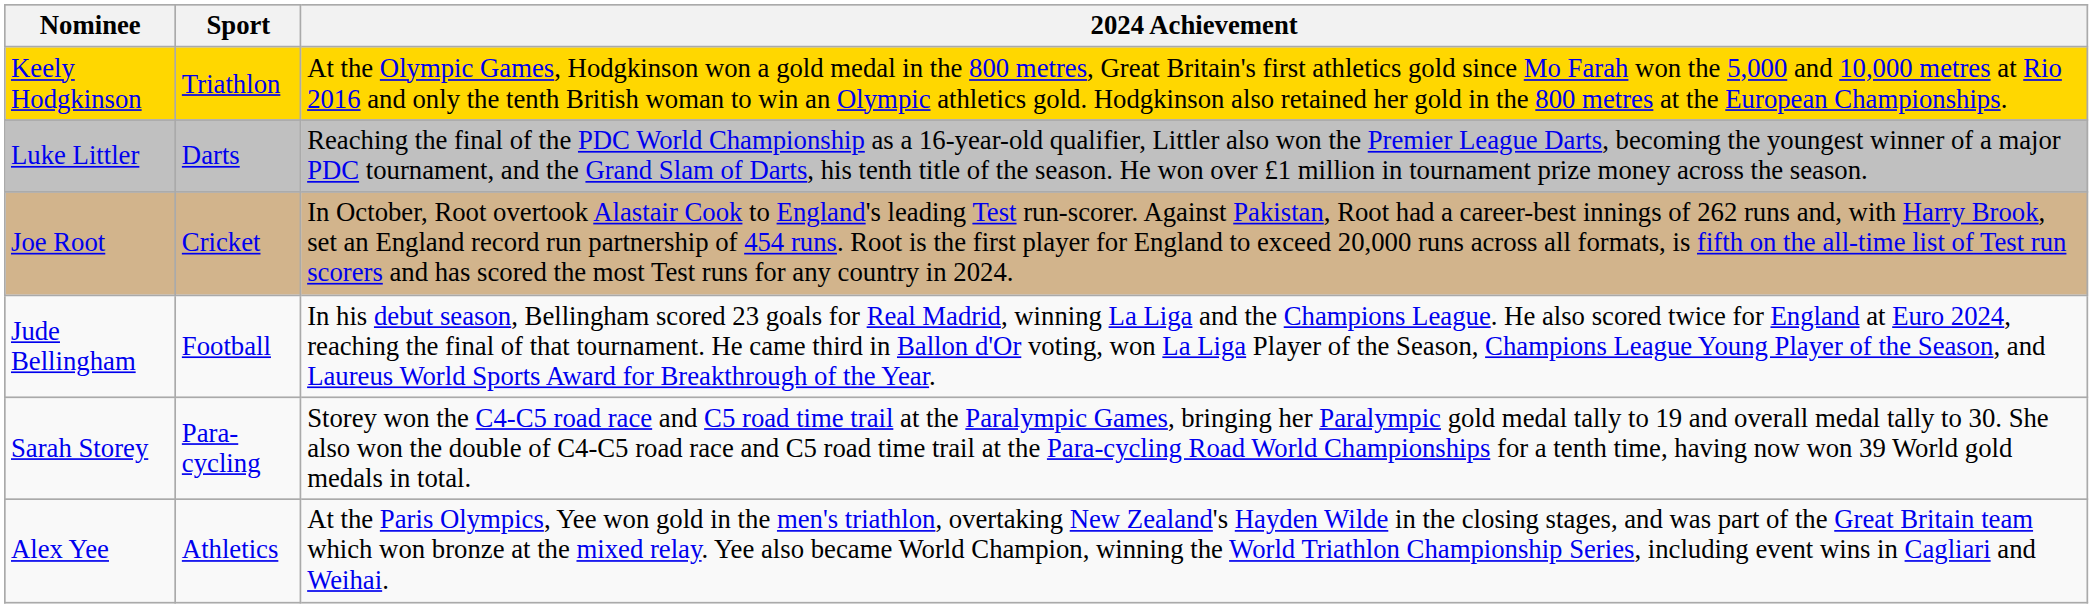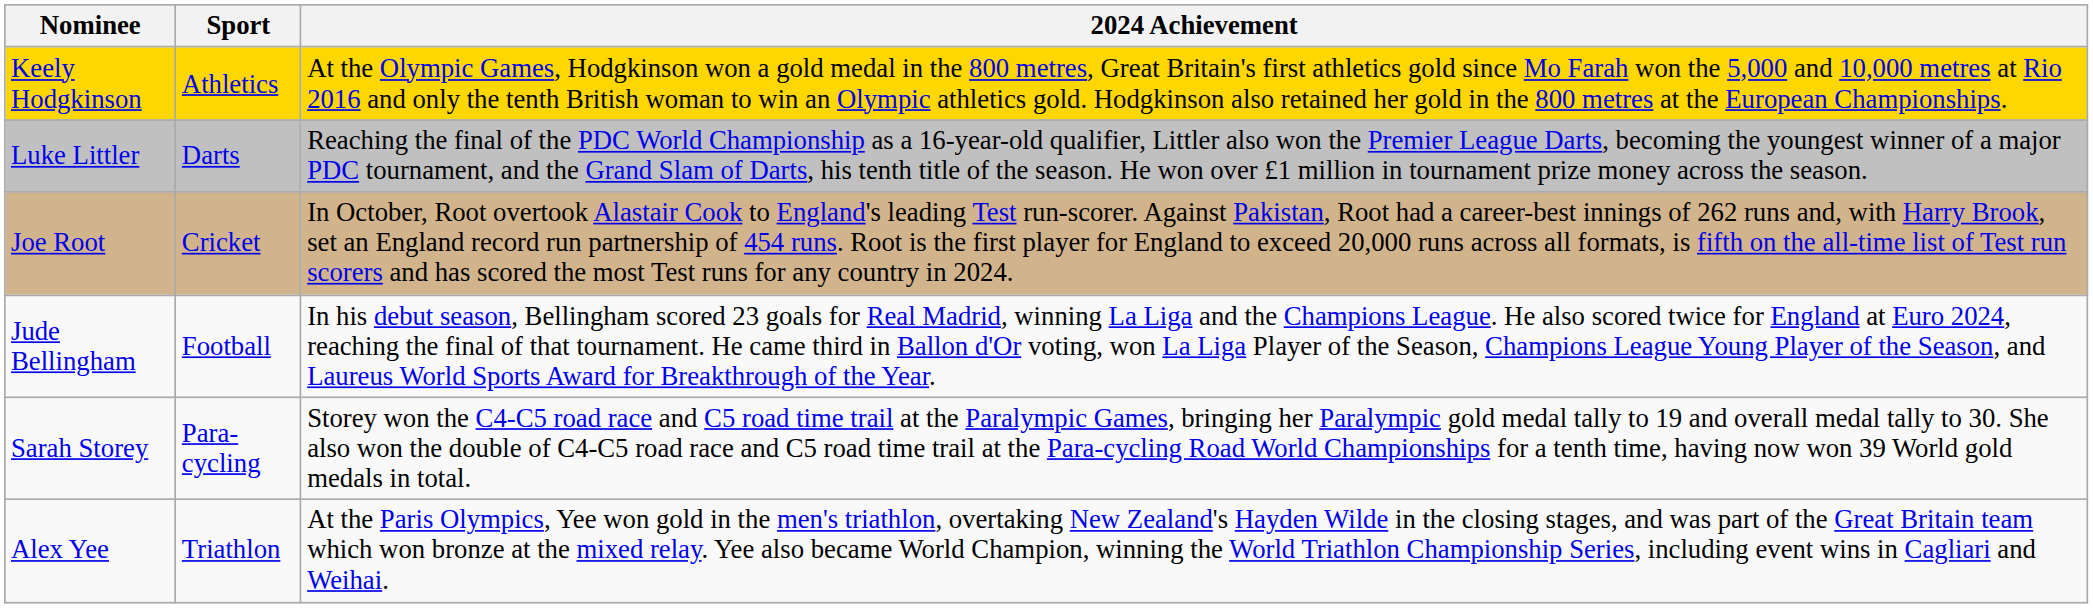(231, 83) Triathlon -> (230, 83) Athletics
(230, 550) Athletics -> (231, 550) Triathlon
